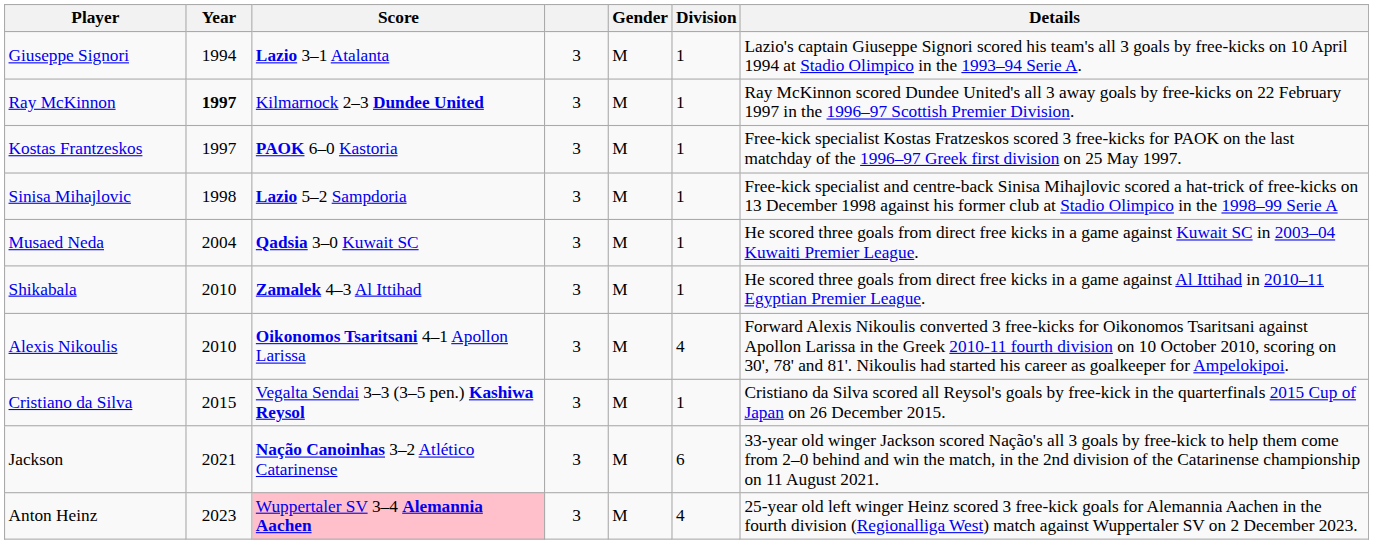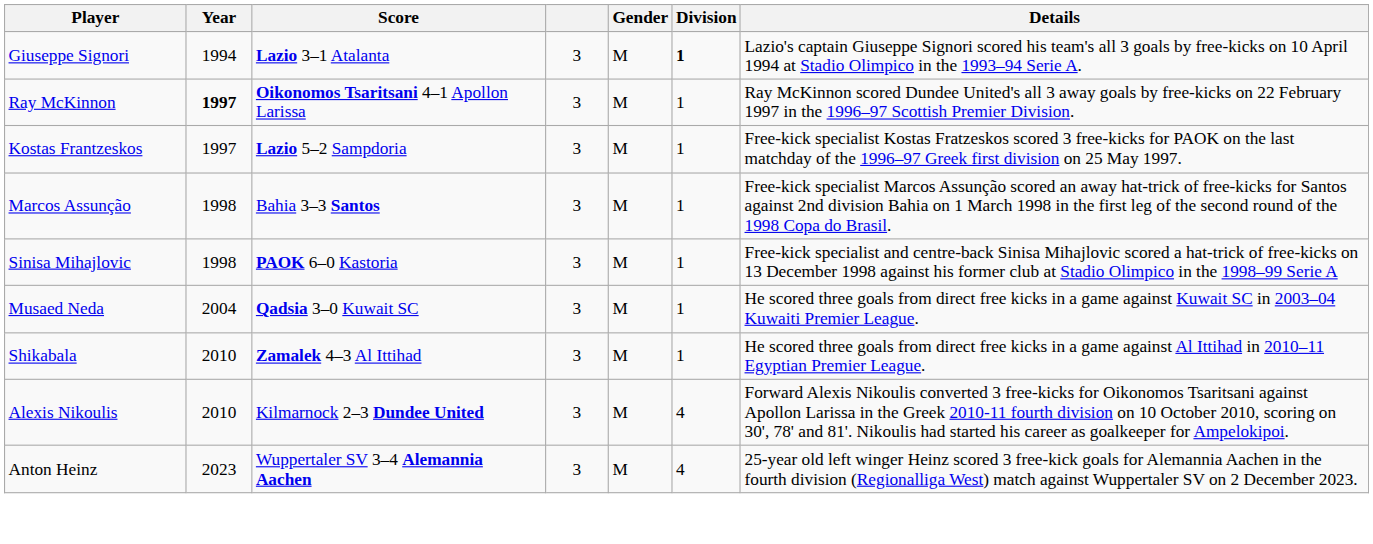(680, 55) normal -> (680, 55) bold
(370, 102) Kilmarnock 2–3 Dundee United -> (382, 102) Oikonomos Tsaritsani 4–1 Apollon Larissa
(327, 149) PAOK 6–0 Kastoria -> (331, 149) Lazio 5–2 Sampdoria
+ row: (70, 205)
(331, 195) Lazio 5–2 Sampdoria -> (327, 262) PAOK 6–0 Kastoria
(382, 346) Oikonomos Tsaritsani 4–1 Apollon Larissa -> (370, 412) Kilmarnock 2–3 Dundee United
- row: (70, 402)
- row: (36, 459)
(369, 515) pink background -> (369, 468) no background
